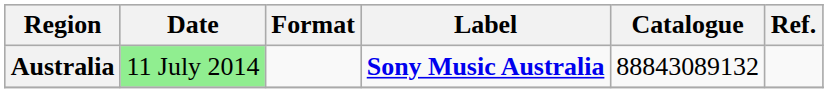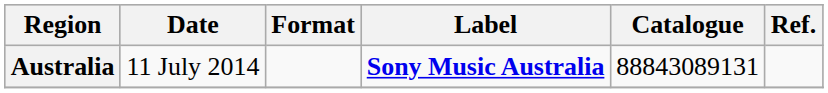(193, 66) lightgreen background -> (193, 66) no background
(688, 66) 88843089132 -> (688, 66) 88843089131
